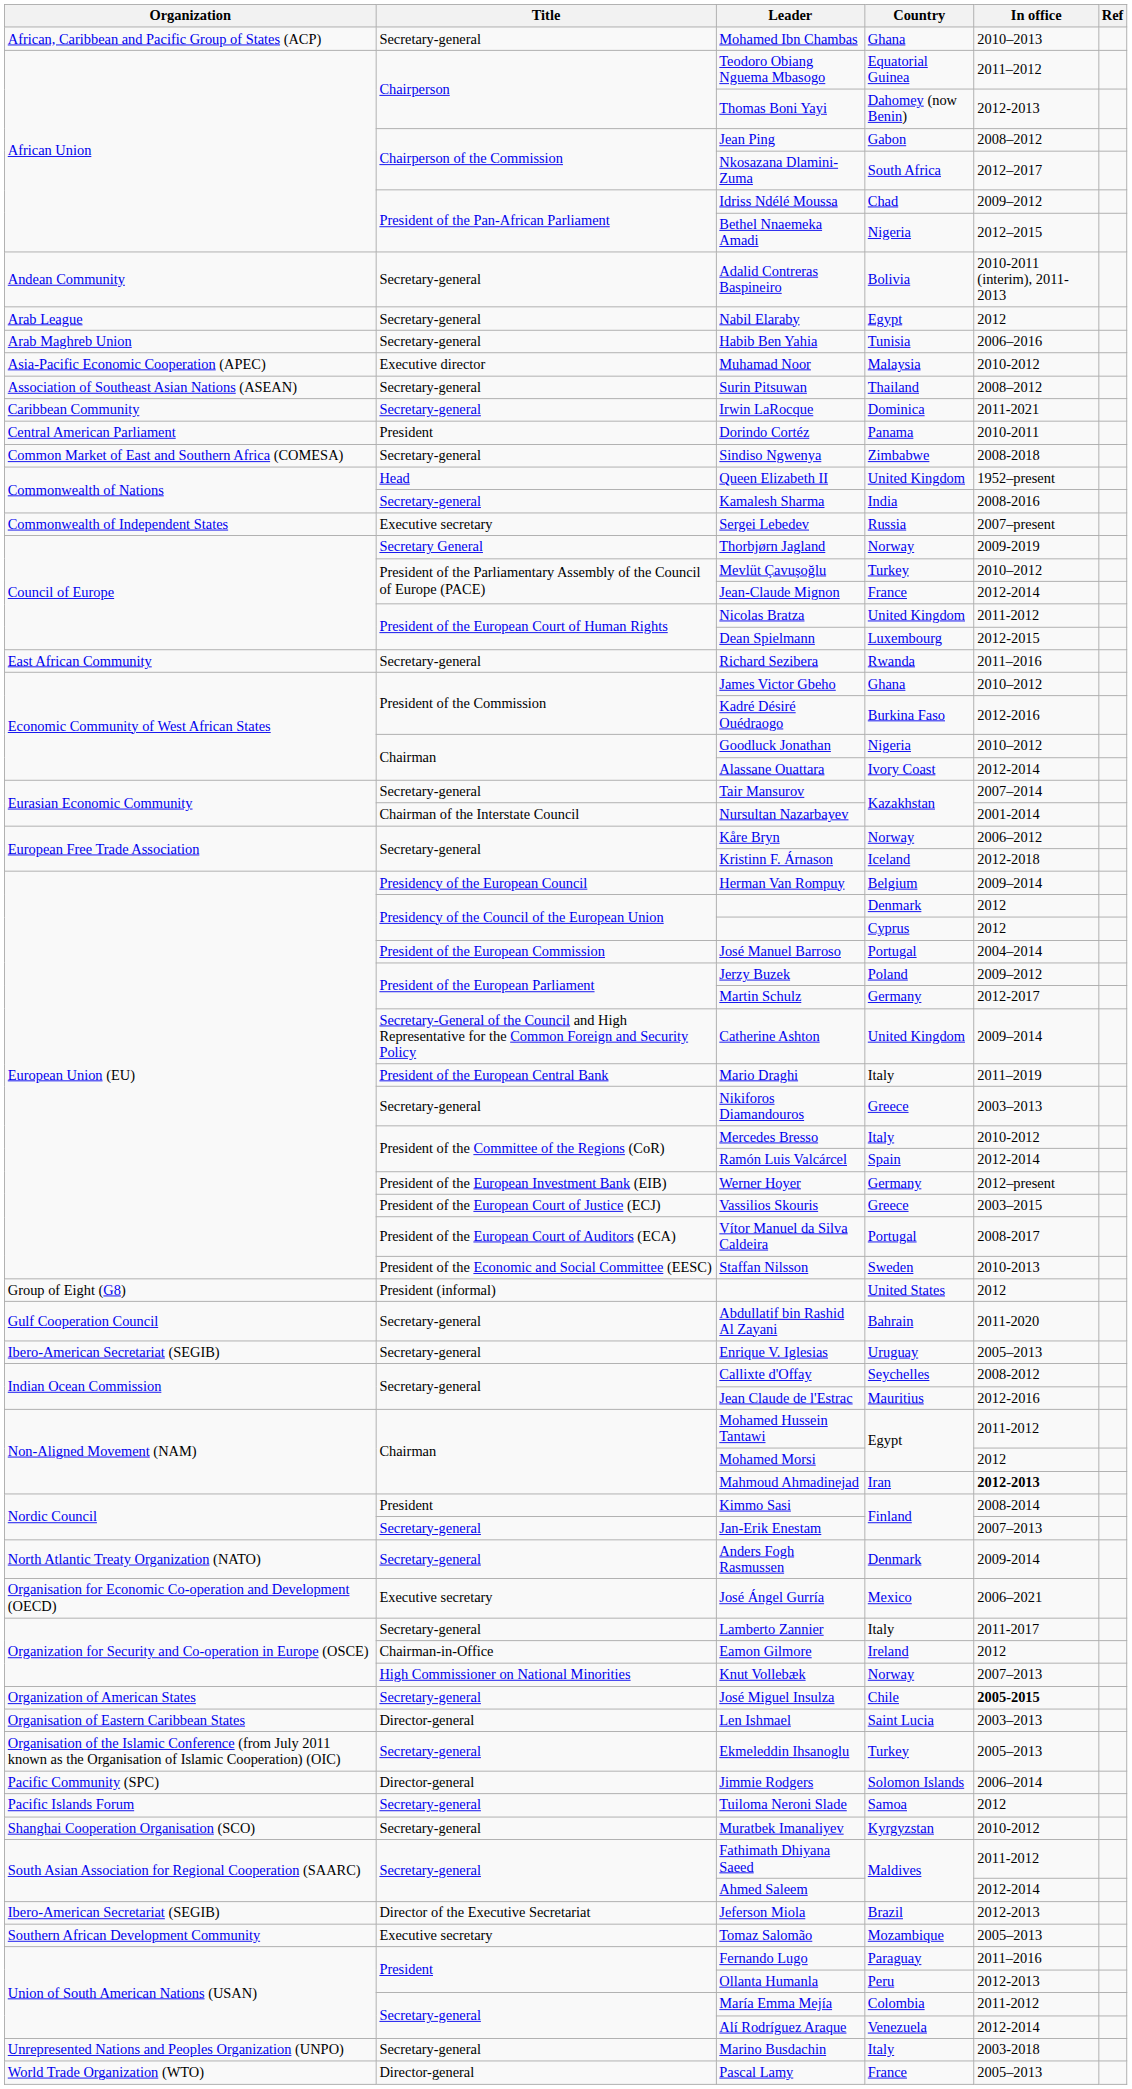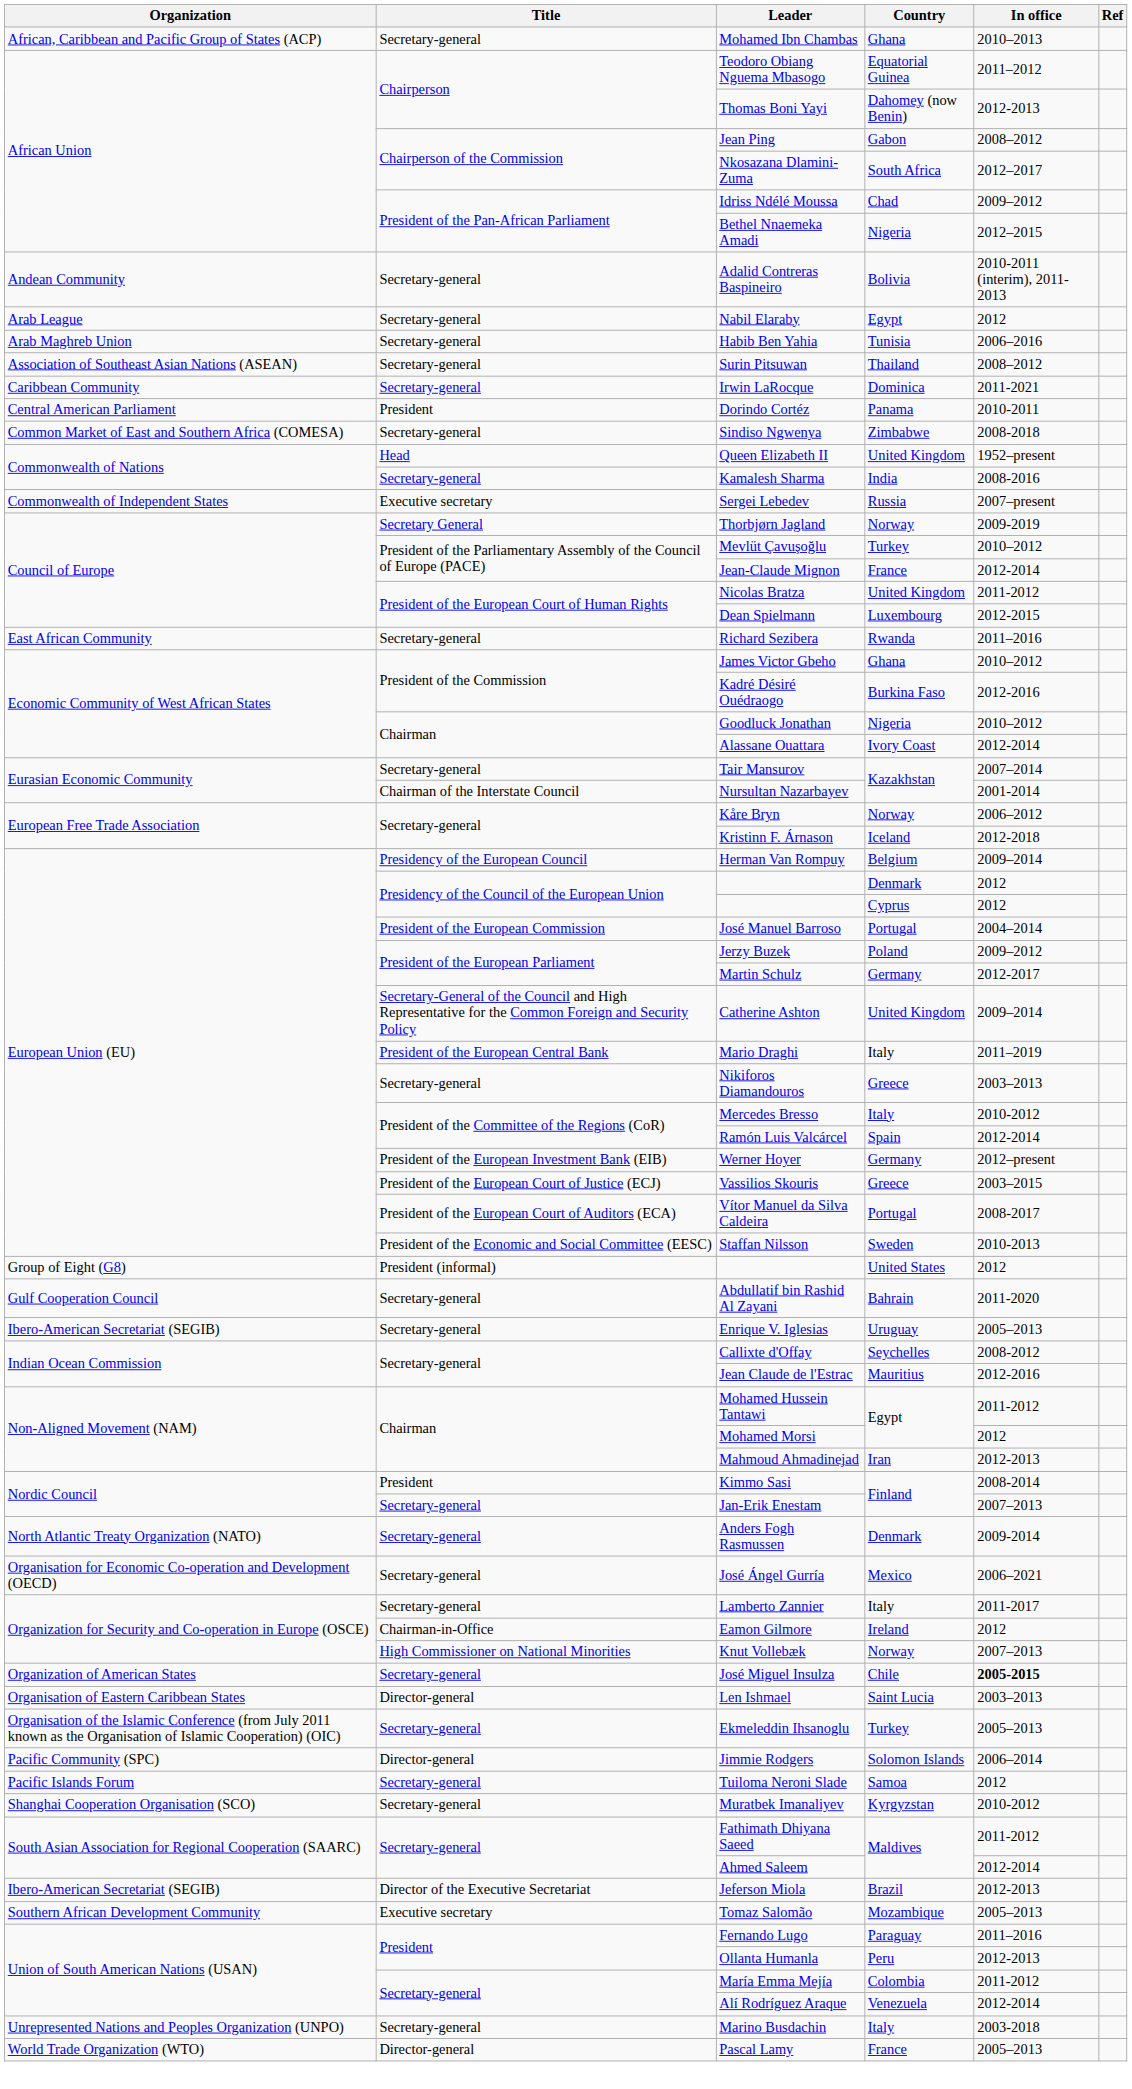- row: (765, 364)
(1009, 1482) bold -> (1009, 1459) normal
(436, 1598) Executive secretary -> (430, 1575) Secretary-general
